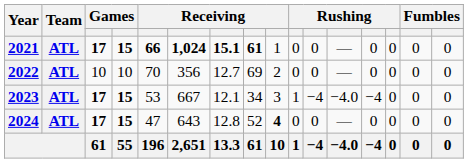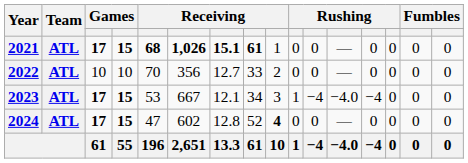(153, 48) 66 -> (153, 48) 68
(189, 48) 1,024 -> (189, 48) 1,026
(255, 72) 69 -> (255, 72) 33
(189, 121) 643 -> (189, 121) 602
